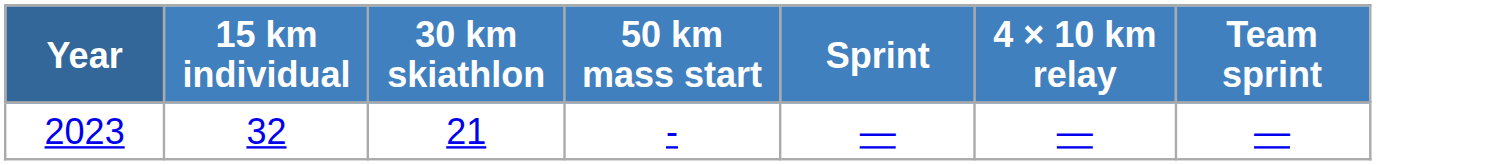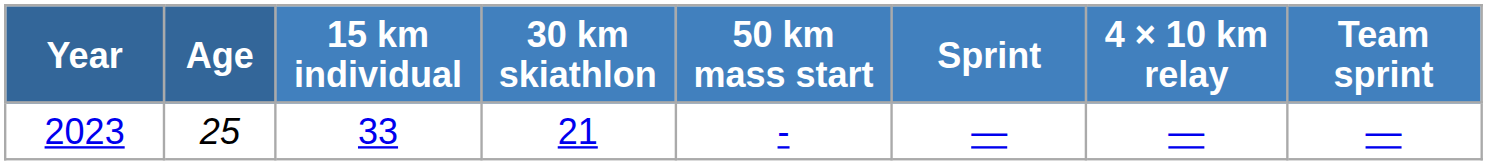+ column: (220, 54)
(266, 131) 32 -> (378, 131) 33
